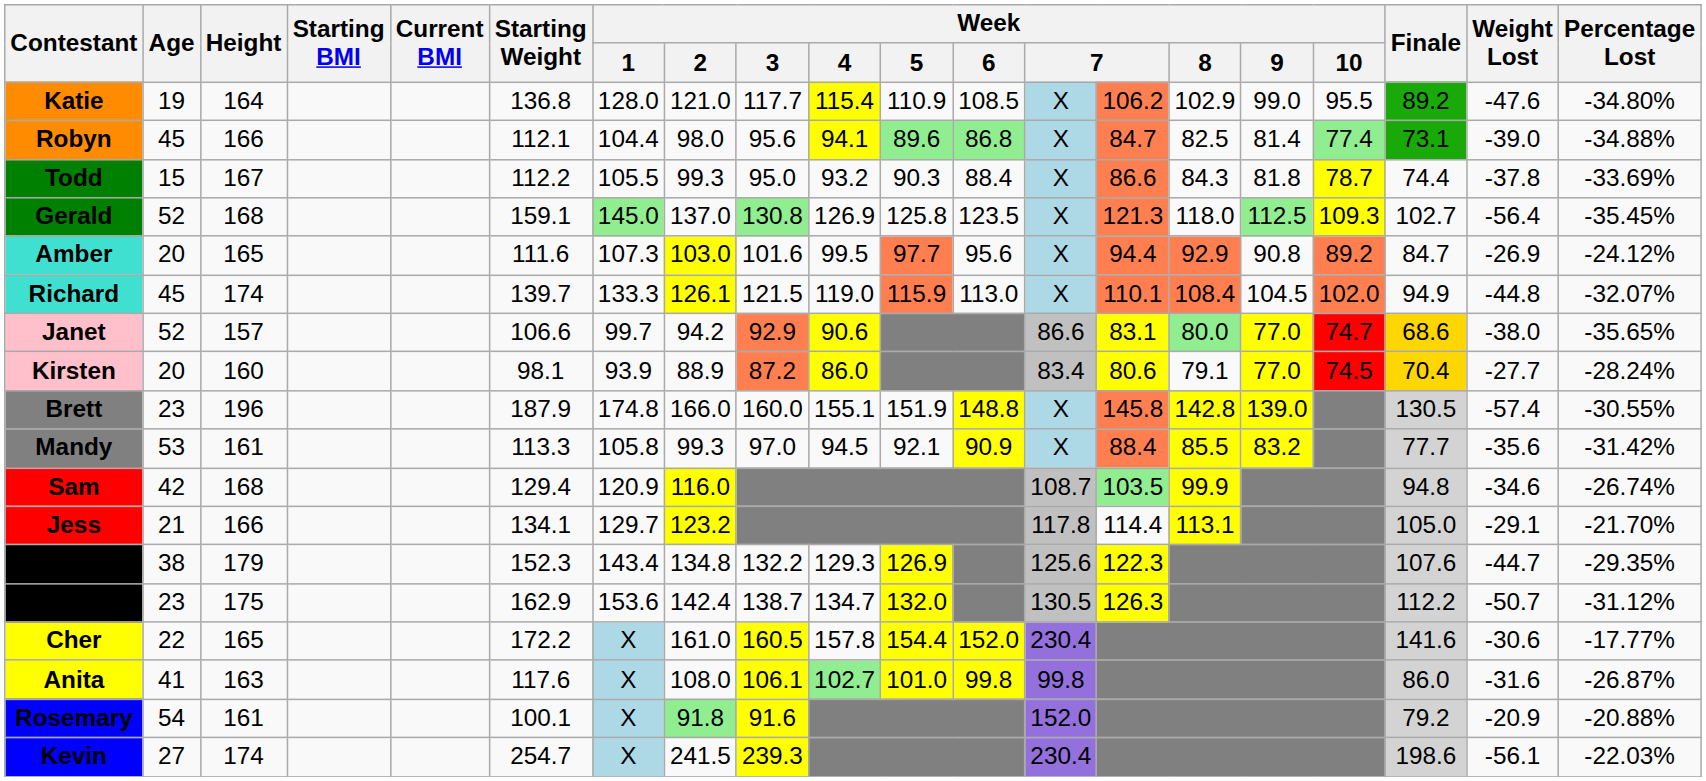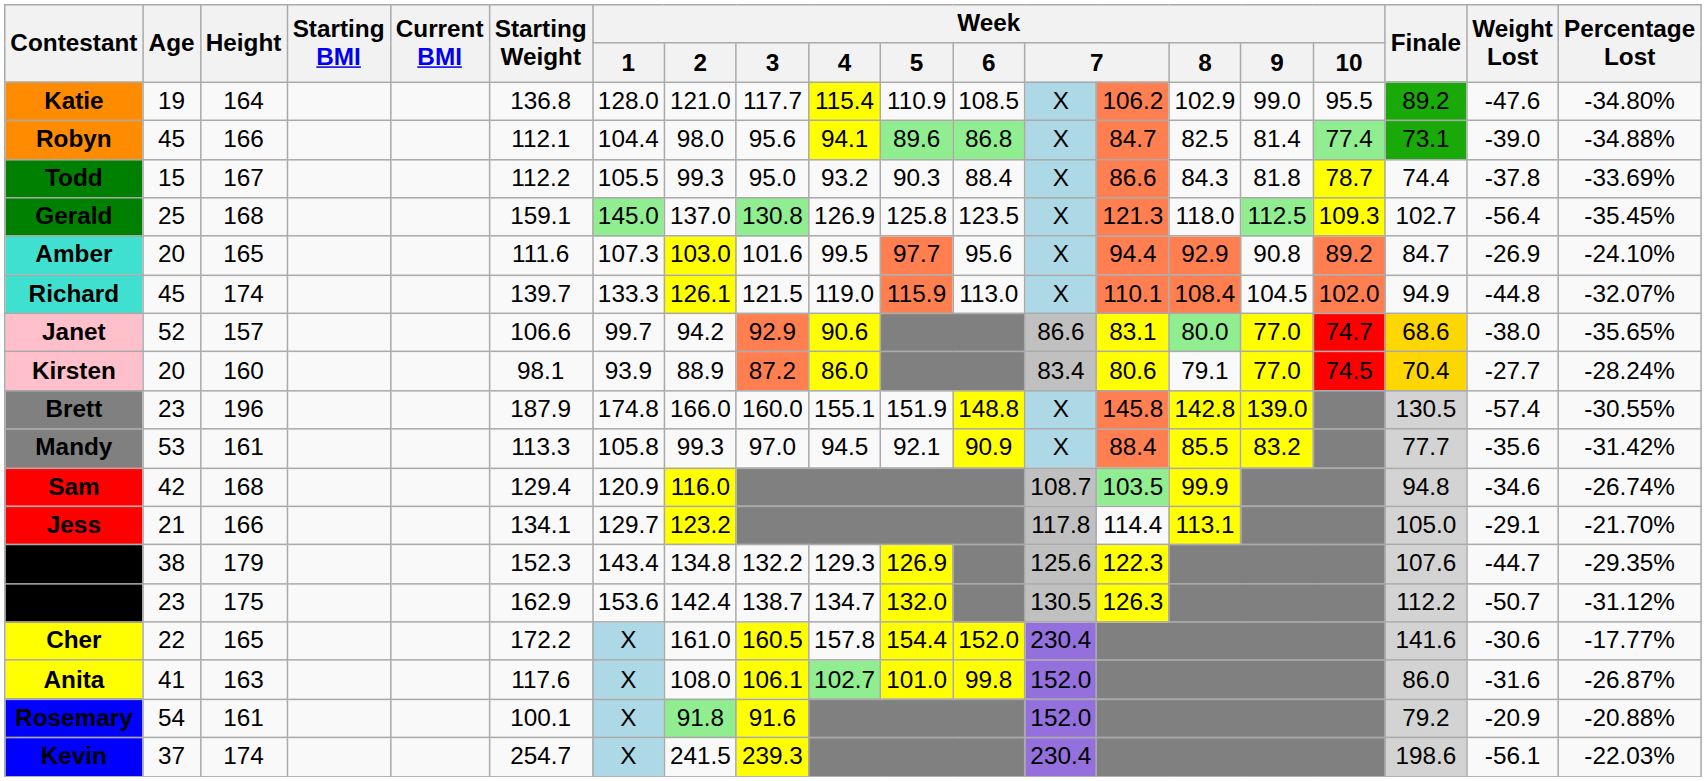(172, 216) 52 -> (172, 216) 25
(1630, 255) -24.12% -> (1630, 255) -24.10%
(1061, 679) 99.8 -> (1061, 679) 152.0
(172, 756) 27 -> (172, 756) 37
